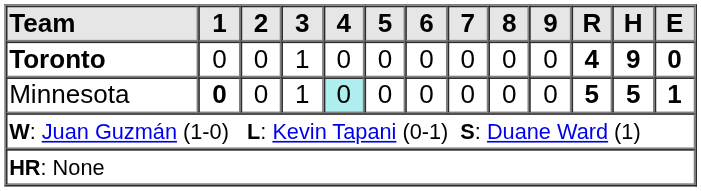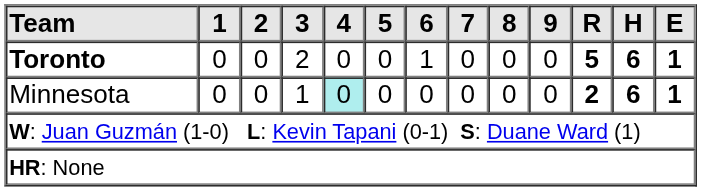(302, 59) 1 -> (302, 59) 2
(426, 59) 0 -> (426, 59) 1
(592, 59) 4 -> (592, 59) 5
(633, 59) 9 -> (633, 59) 6
(675, 59) 0 -> (675, 59) 1
(220, 94) bold -> (220, 94) normal
(592, 94) 5 -> (592, 94) 2
(633, 94) 5 -> (633, 94) 6
